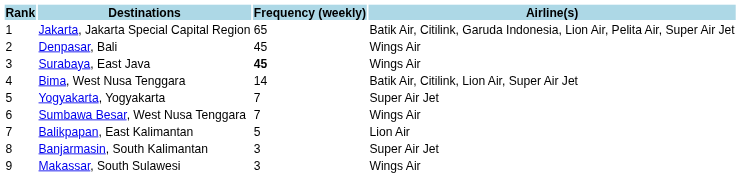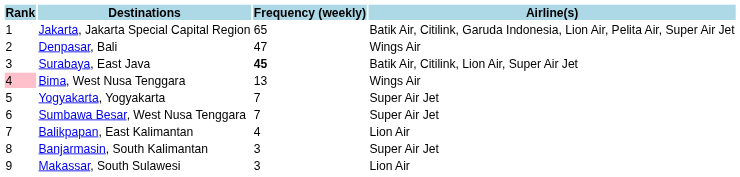(261, 46) 45 -> (261, 46) 47
(395, 63) Wings Air -> (474, 63) Batik Air, Citilink, Lion Air, Super Air Jet
(9, 80) no background -> (9, 80) pink background
(261, 80) 14 -> (261, 80) 13
(474, 80) Batik Air, Citilink, Lion Air, Super Air Jet -> (395, 80) Wings Air
(395, 114) Wings Air -> (404, 114) Super Air Jet
(257, 131) 5 -> (257, 131) 4
(395, 165) Wings Air -> (390, 165) Lion Air
